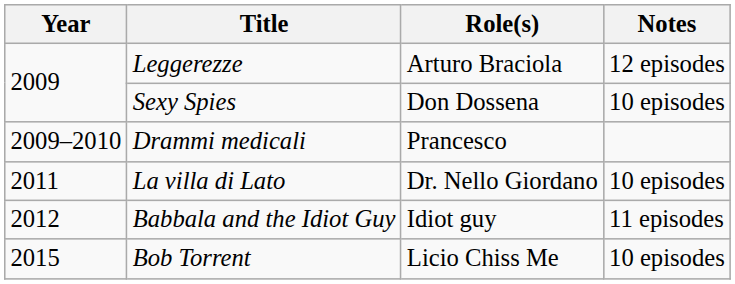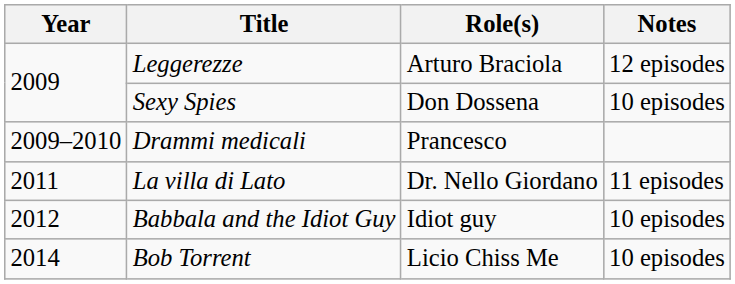(667, 180) 10 episodes -> (667, 180) 11 episodes
(667, 219) 11 episodes -> (667, 219) 10 episodes
(35, 258) 2015 -> (35, 258) 2014
